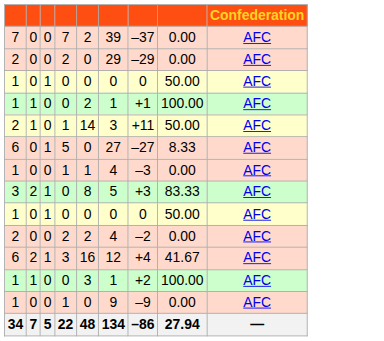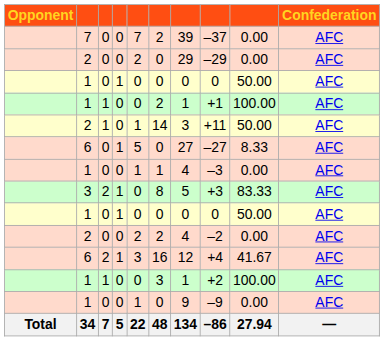+ column: (41, 15)
